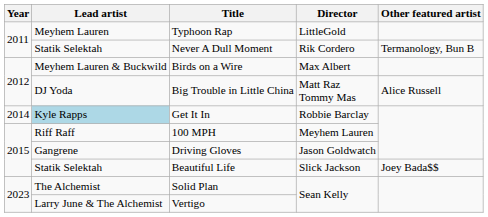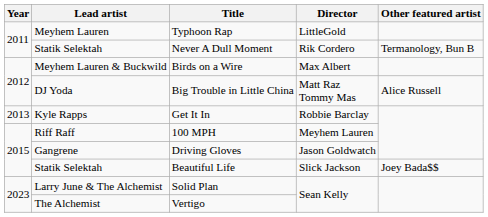(18, 114) 2014 -> (18, 114) 2013
(61, 114) lightblue background -> (61, 114) no background
(67, 185) The Alchemist -> (98, 185) Larry June & The Alchemist
(98, 203) Larry June & The Alchemist -> (67, 203) The Alchemist
